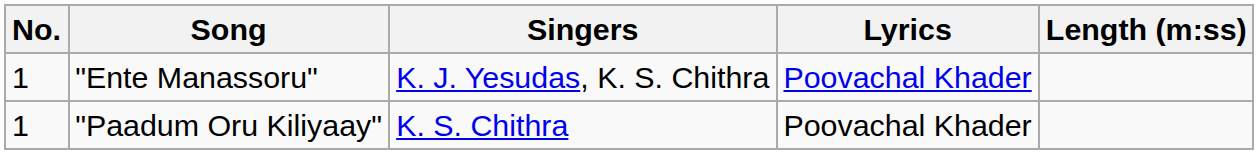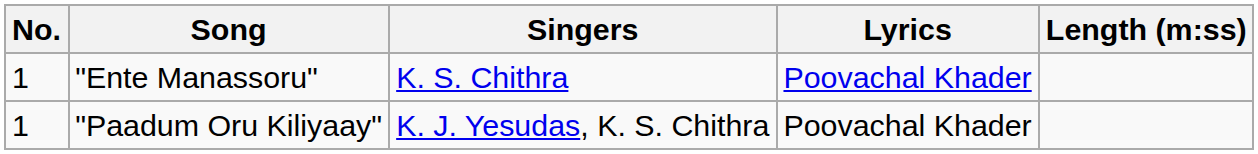(583, 77) K. J. Yesudas, K. S. Chithra -> (482, 77) K. S. Chithra
(482, 126) K. S. Chithra -> (583, 126) K. J. Yesudas, K. S. Chithra
